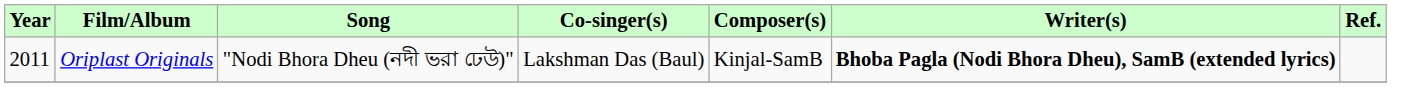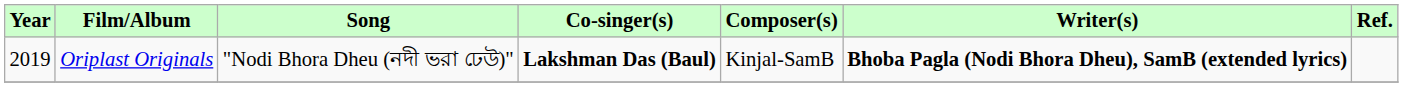(30, 59) 2011 -> (30, 59) 2019
(614, 59) normal -> (620, 59) bold
